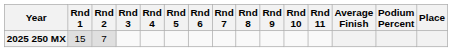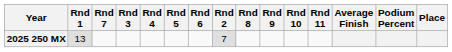columns swapped: (104, 17) <-> (224, 17)
(80, 38) 15 -> (80, 38) 13
